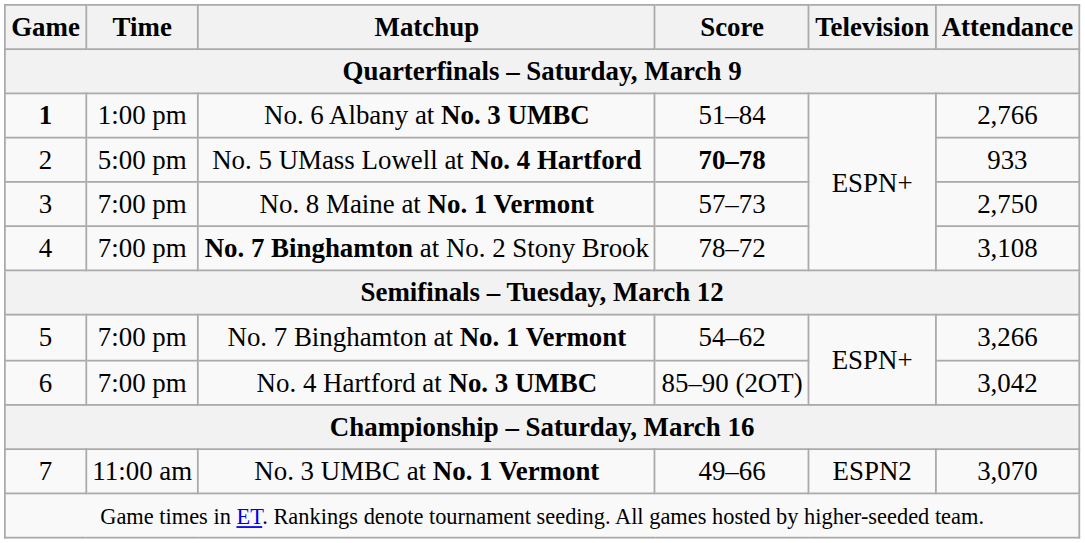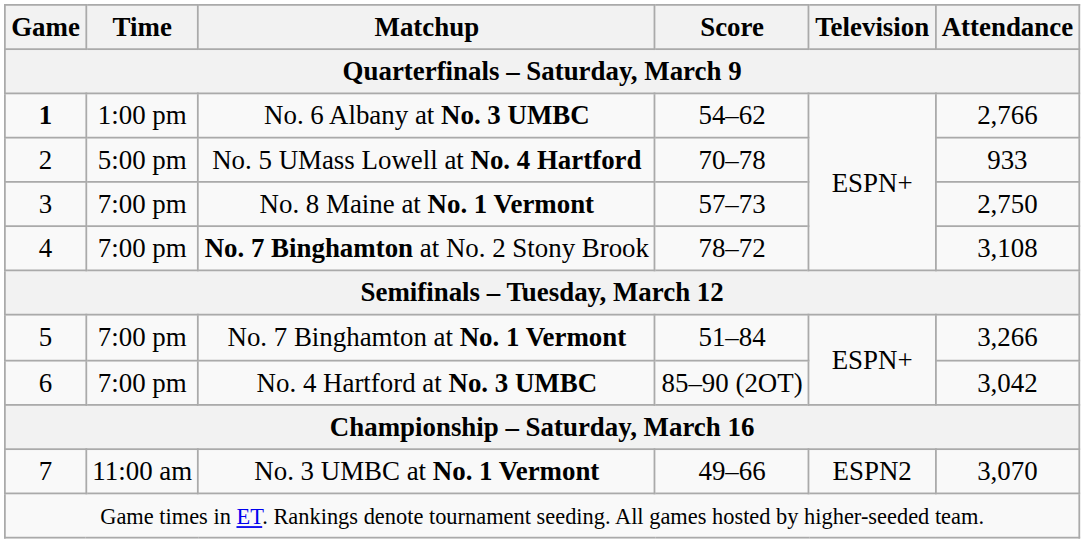(732, 115) 51–84 -> (732, 115) 54–62
(732, 159) bold -> (732, 159) normal
(732, 337) 54–62 -> (732, 337) 51–84
